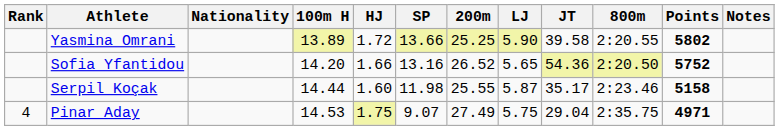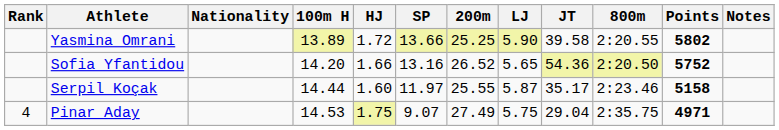(421, 89) 11.98 -> (421, 89) 11.97
